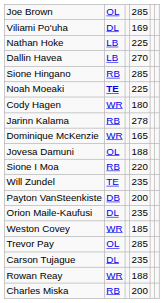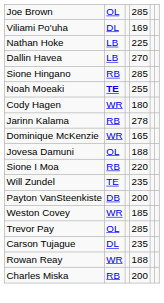(140, 89) 225 -> (140, 89) 255
- row: (49, 213)
